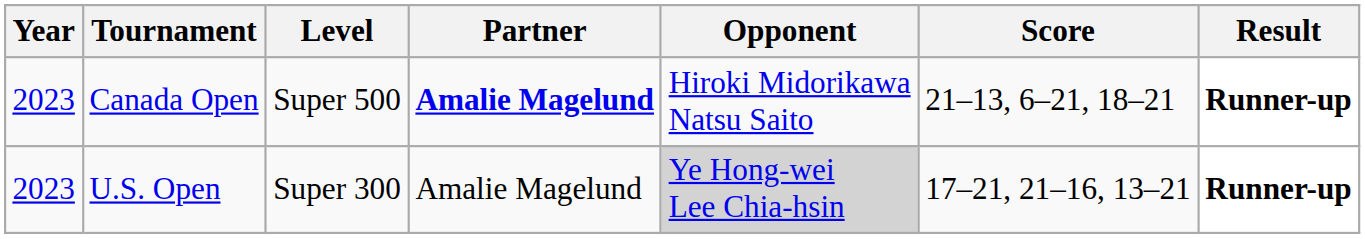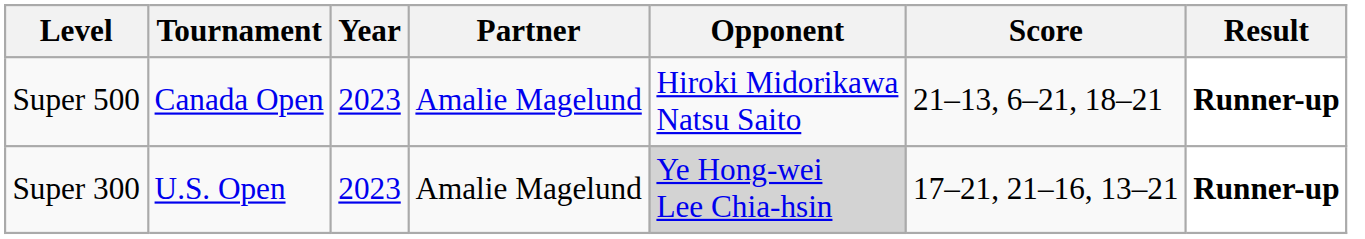columns swapped: (44, 30) <-> (337, 30)
(535, 100) bold -> (529, 100) normal
